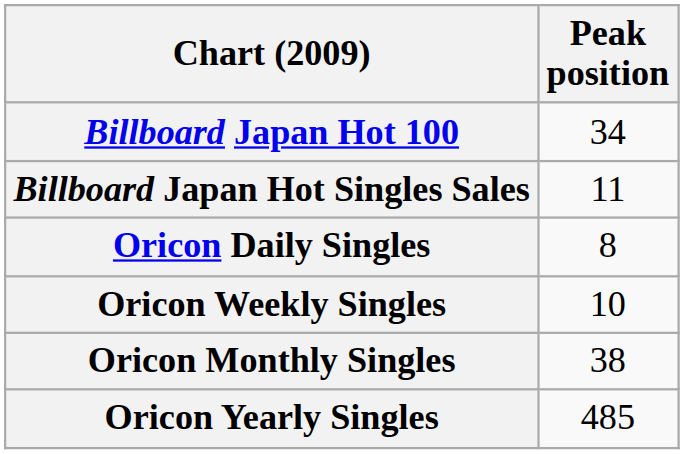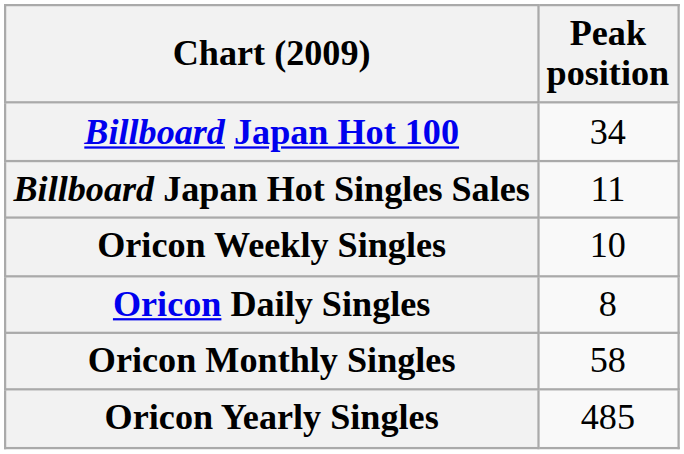rows swapped: (272, 245) <-> (272, 303)
(608, 360) 38 -> (608, 360) 58
